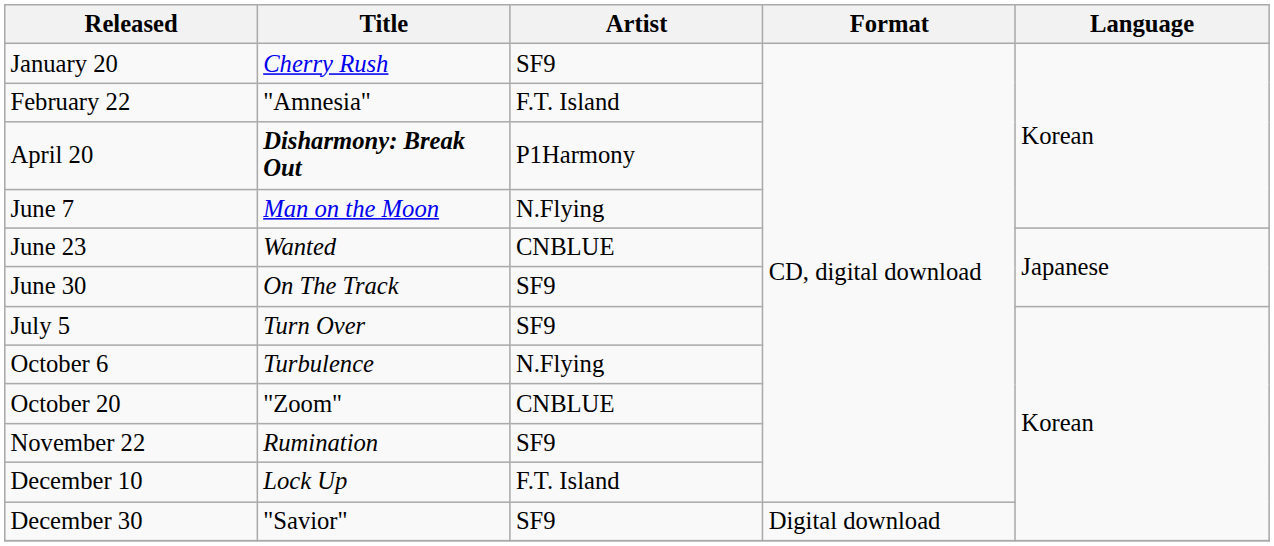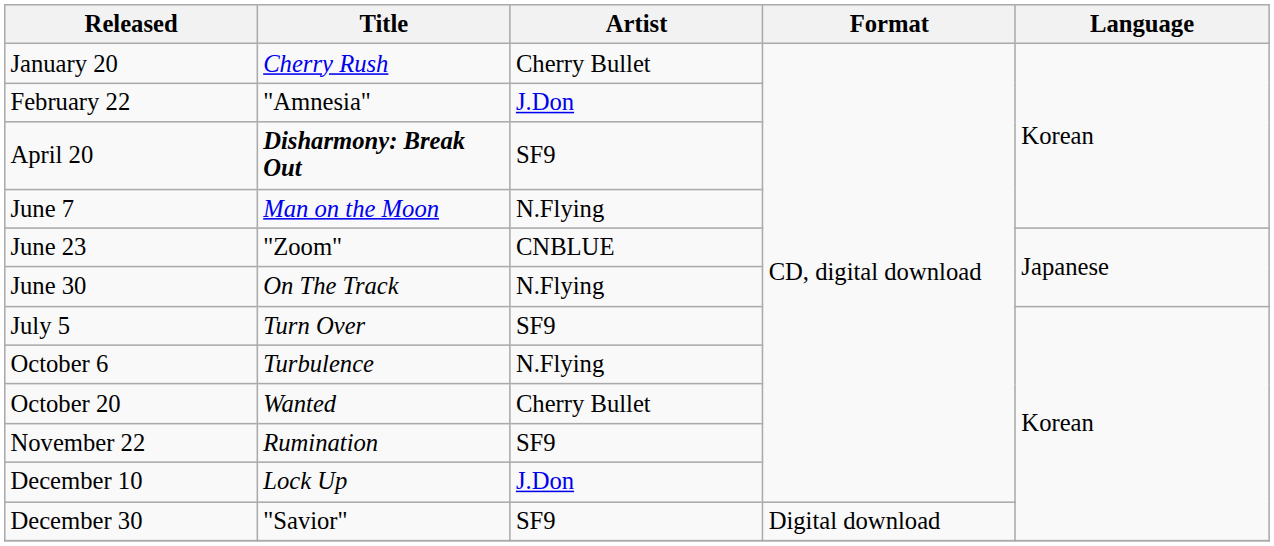(536, 63) SF9 -> (583, 63) Cherry Bullet
(568, 102) F.T. Island -> (545, 102) J.Don
(575, 155) P1Harmony -> (536, 155) SF9
(300, 247) Wanted -> (303, 247) "Zoom"
(536, 286) SF9 -> (560, 286) N.Flying
(303, 403) "Zoom" -> (300, 403) Wanted
(565, 403) CNBLUE -> (583, 403) Cherry Bullet
(568, 481) F.T. Island -> (545, 481) J.Don
